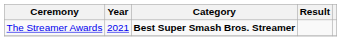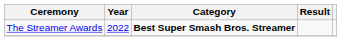(118, 28) 2021 -> (118, 28) 2022
